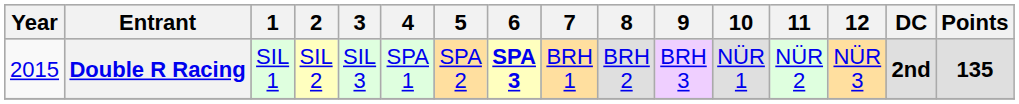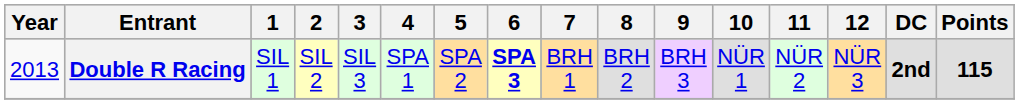(35, 69) 2015 -> (35, 69) 2013
(975, 69) 135 -> (975, 69) 115
